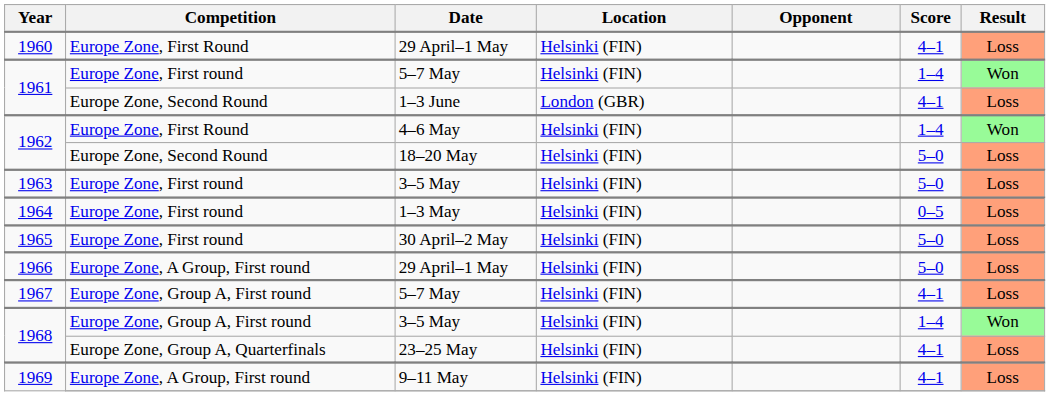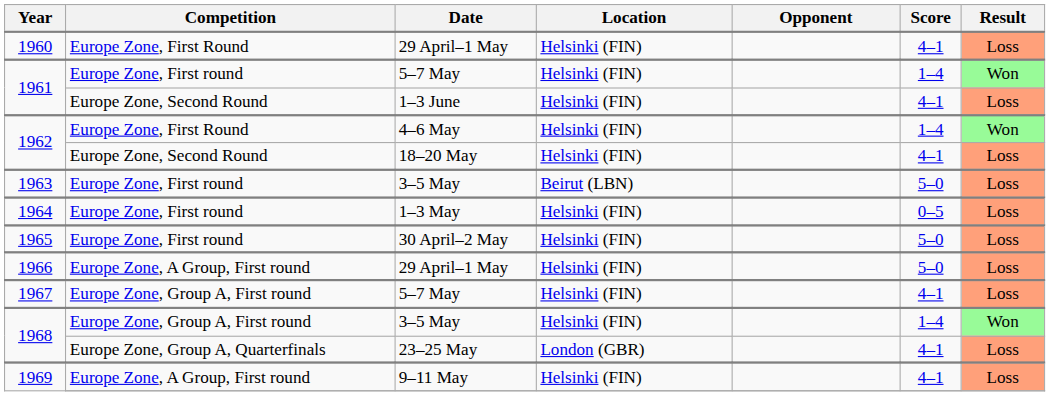(592, 101) London (GBR) -> (591, 101) Helsinki (FIN)
(931, 155) 5–0 -> (931, 155) 4–1
(591, 183) Helsinki (FIN) -> (587, 183) Beirut (LBN)
(591, 349) Helsinki (FIN) -> (592, 349) London (GBR)
